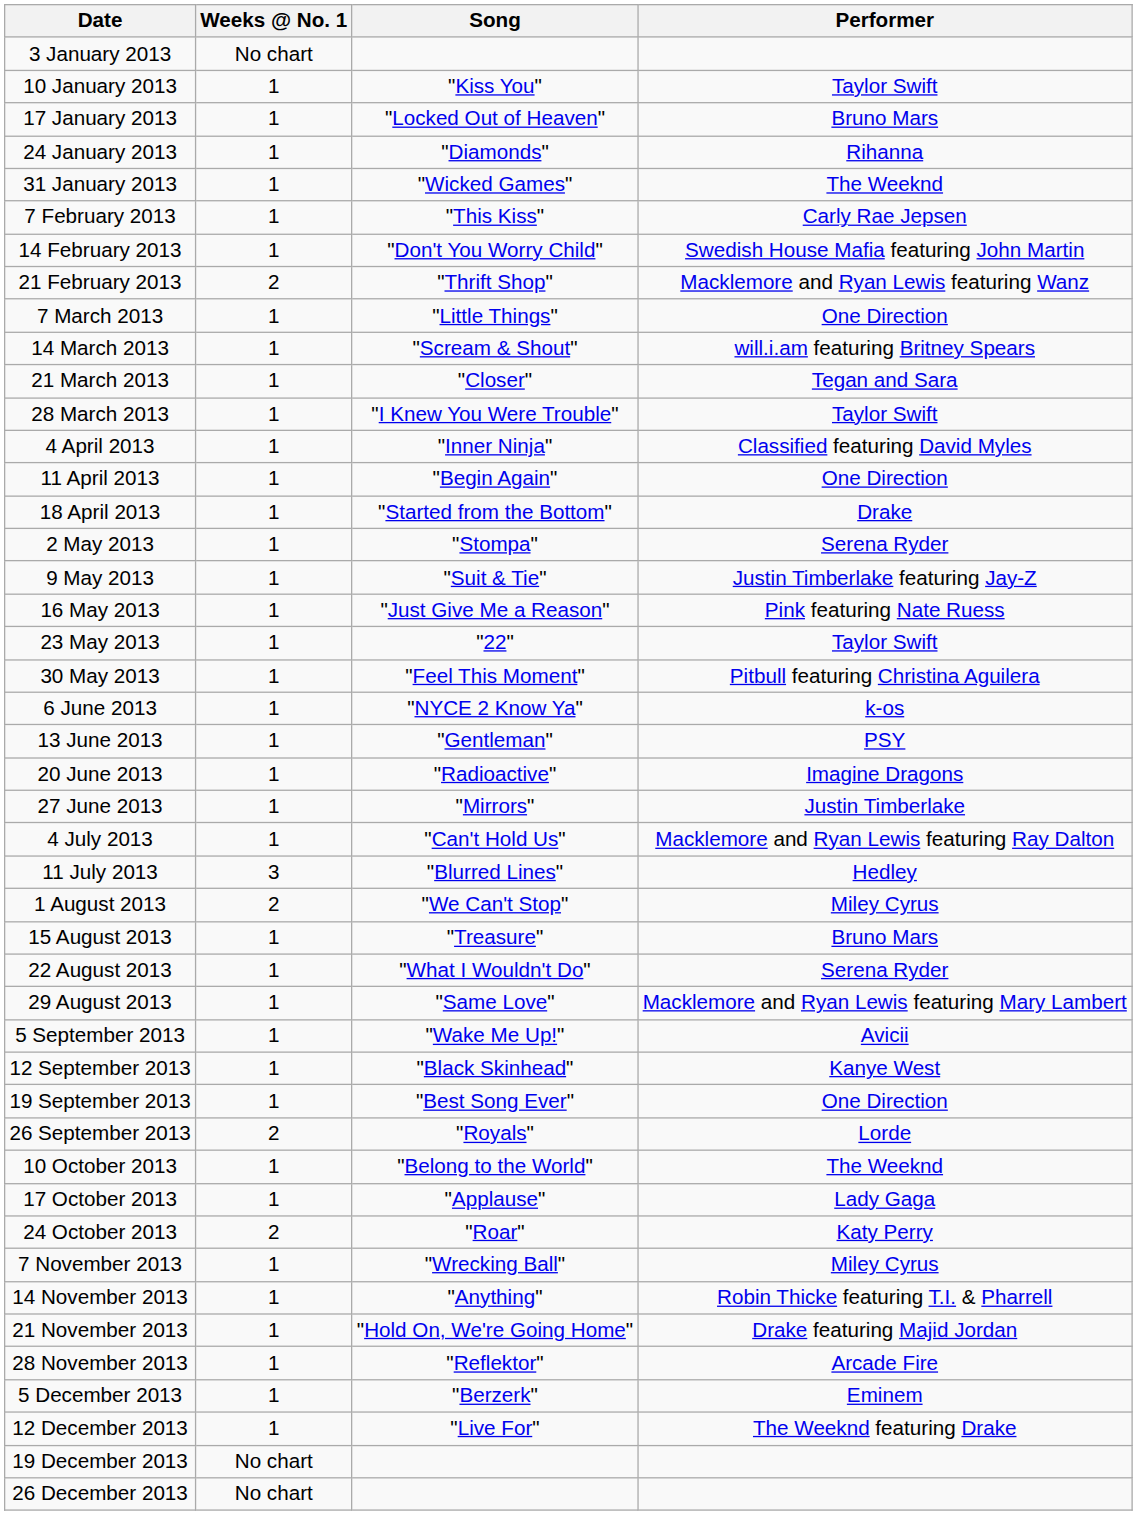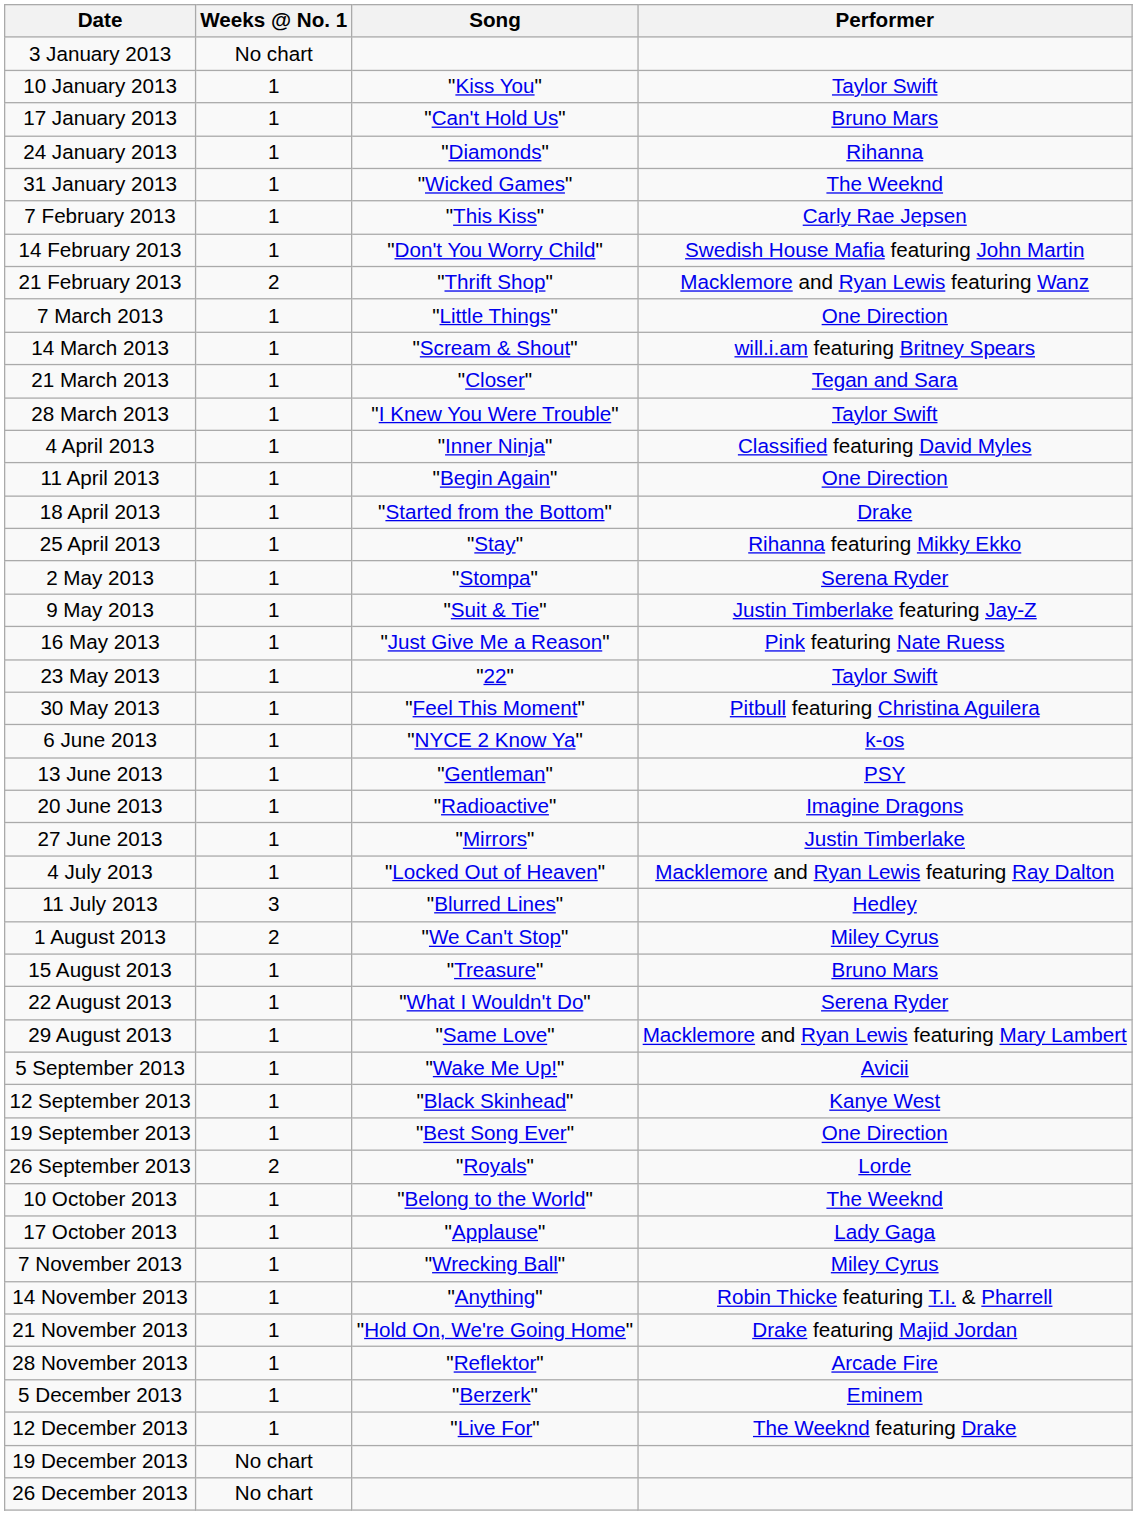(495, 119) "Locked Out of Heaven" -> (495, 119) "Can't Hold Us"
+ row: (100, 544)
(495, 839) "Can't Hold Us" -> (495, 871) "Locked Out of Heaven"
- row: (100, 1232)
